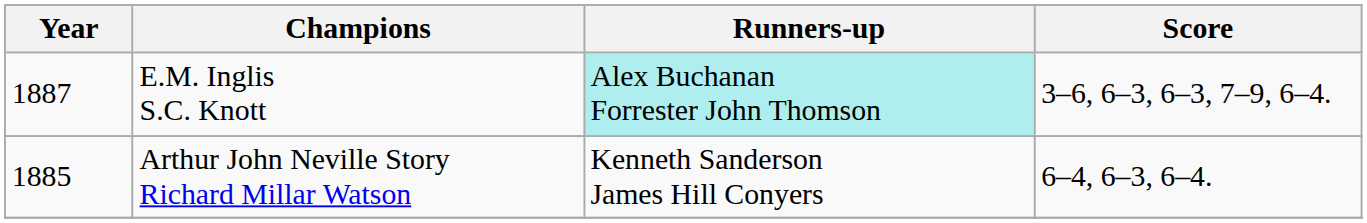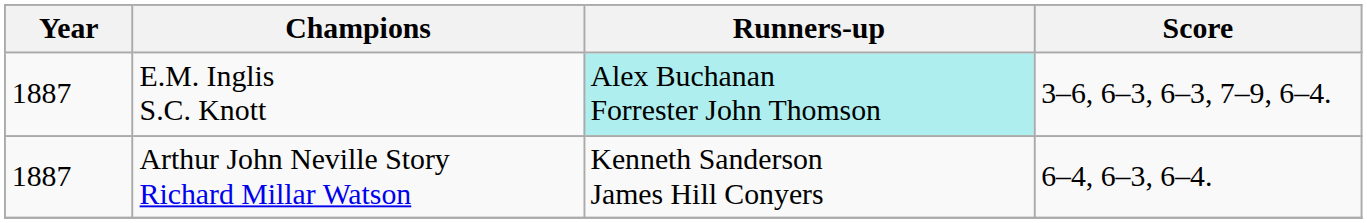(42, 175) 1885 -> (42, 175) 1887
